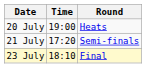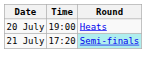(110, 41) no background -> (110, 41) paleturquoise background
- row: (25, 56)
